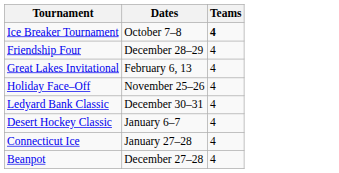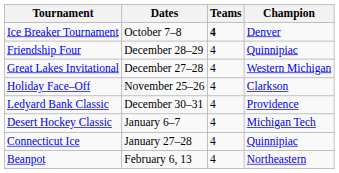+ column: (289, 13)
(158, 68) February 6, 13 -> (164, 68) December 27–28
(164, 159) December 27–28 -> (158, 159) February 6, 13
